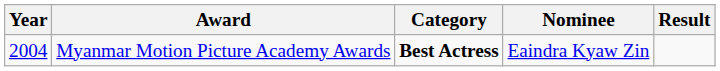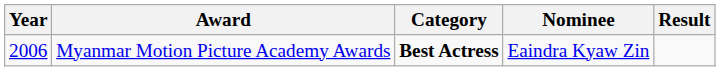(28, 50) 2004 -> (28, 50) 2006
